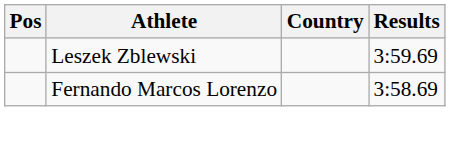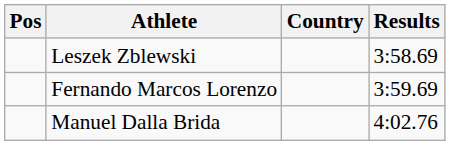(406, 55) 3:59.69 -> (406, 55) 3:58.69
(406, 88) 3:58.69 -> (406, 88) 3:59.69
+ row: (136, 122)
